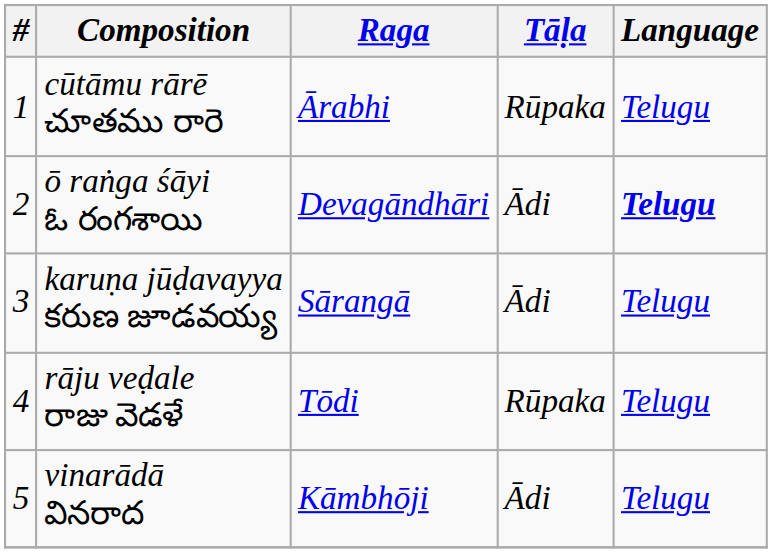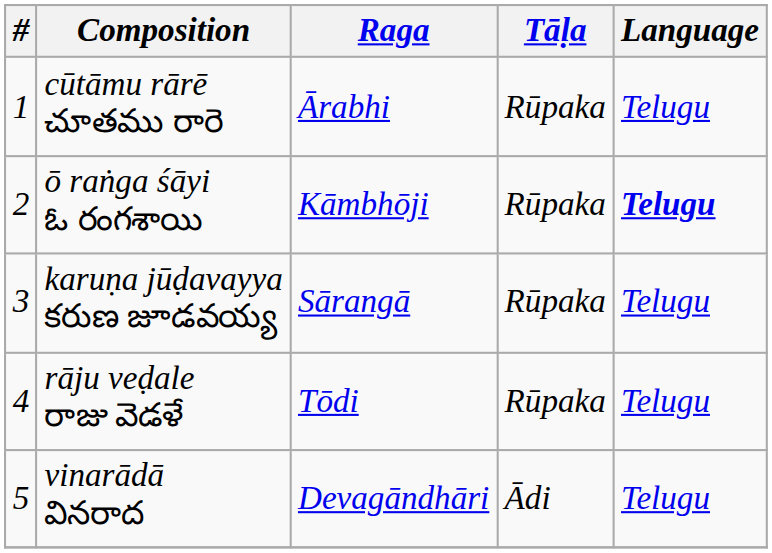(394, 204) Devagāndhāri -> (363, 204) Kāmbhōji
(528, 204) Ādi -> (555, 204) Rūpaka
(528, 302) Ādi -> (555, 302) Rūpaka
(363, 498) Kāmbhōji -> (394, 498) Devagāndhāri
